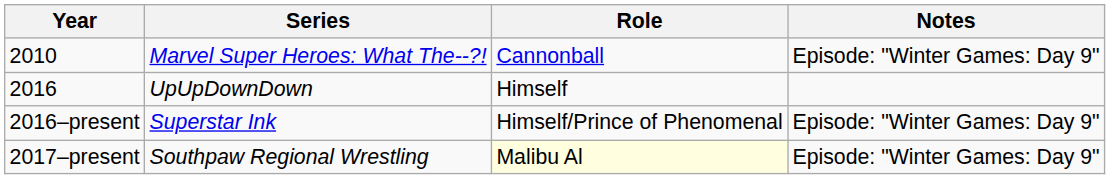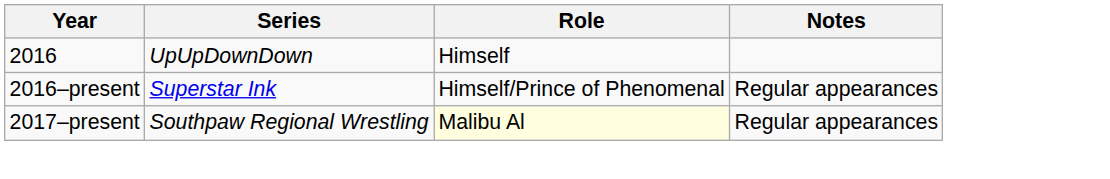- row: (33, 55)
(946, 122) Episode: "Winter Games: Day 9" -> (836, 88) Regular appearances
(946, 156) Episode: "Winter Games: Day 9" -> (836, 122) Regular appearances
